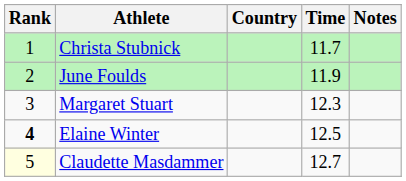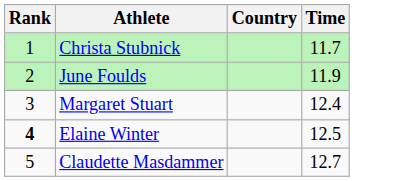- column: (375, 18)
(325, 104) 12.3 -> (325, 104) 12.4
(30, 162) lightyellow background -> (30, 162) no background
